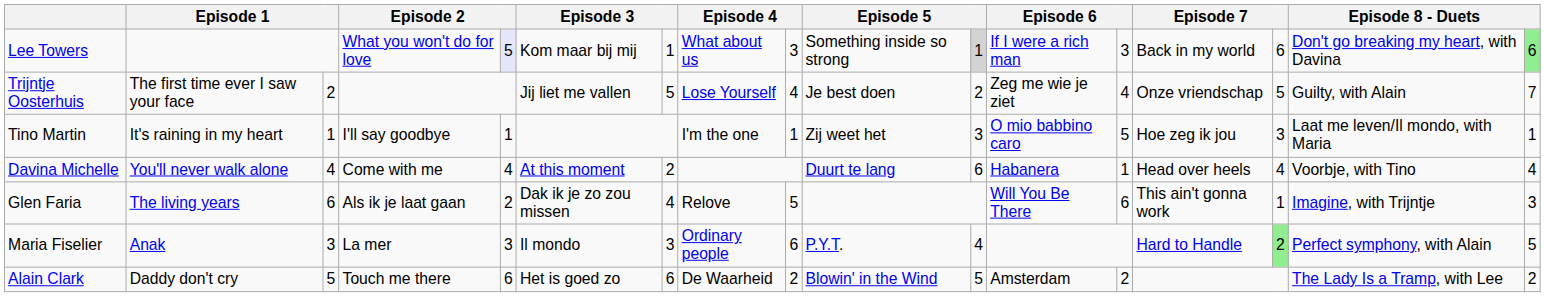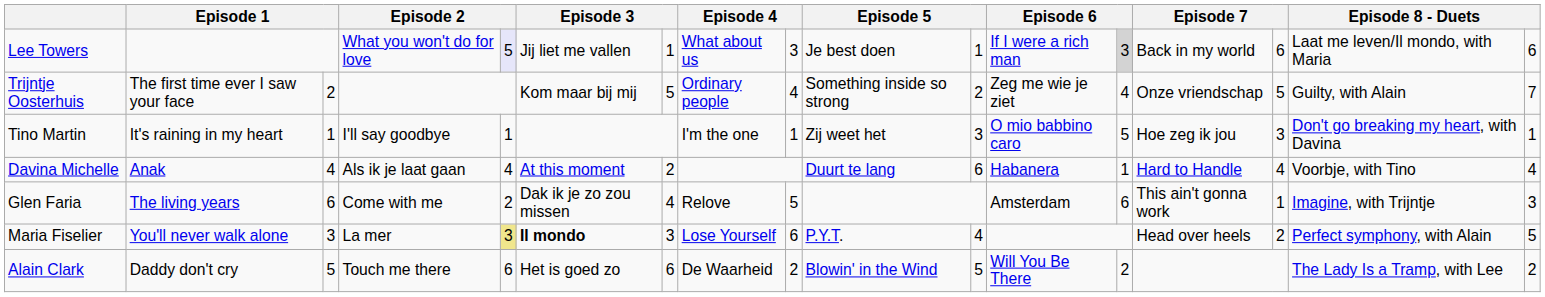(578, 50) Kom maar bij mij -> (575, 50) Jij liet me vallen
(876, 50) Something inside so strong -> (850, 50) Je best doen
(979, 50) lightgrey background -> (979, 50) no background
(1125, 50) no background -> (1125, 50) lightgrey background
(1404, 50) Don't go breaking my heart, with Davina -> (1392, 50) Laat me leven/Il mondo, with Maria
(1532, 50) lightgreen background -> (1532, 50) no background
(575, 93) Jij liet me vallen -> (578, 93) Kom maar bij mij
(729, 93) Lose Yourself -> (712, 93) Ordinary people
(850, 93) Je best doen -> (876, 93) Something inside so strong
(1392, 135) Laat me leven/Il mondo, with Maria -> (1404, 135) Don't go breaking my heart, with Davina
(209, 169) You'll never walk alone -> (148, 169) Anak
(393, 169) Come with me -> (404, 169) Als ik je laat gaan
(1194, 169) Head over heels -> (1189, 169) Hard to Handle
(404, 203) Als ik je laat gaan -> (393, 203) Come with me
(1030, 203) Will You Be There -> (1030, 203) Amsterdam
(148, 245) Anak -> (209, 236) You'll never walk alone
(508, 245) no background -> (508, 236) khaki background
(550, 245) normal -> (553, 236) bold
(712, 245) Ordinary people -> (729, 236) Lose Yourself
(1189, 245) Hard to Handle -> (1194, 236) Head over heels
(1280, 245) lightgreen background -> (1280, 236) no background
(1030, 279) Amsterdam -> (1030, 270) Will You Be There
